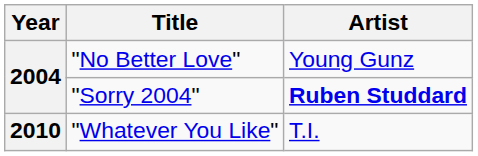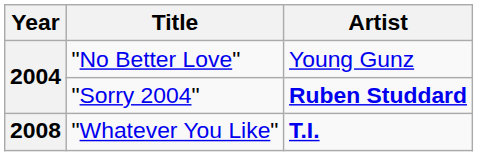(35, 131) 2010 -> (35, 131) 2008
(304, 131) normal -> (304, 131) bold
